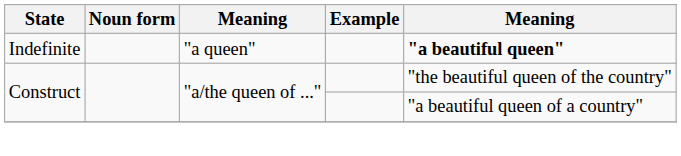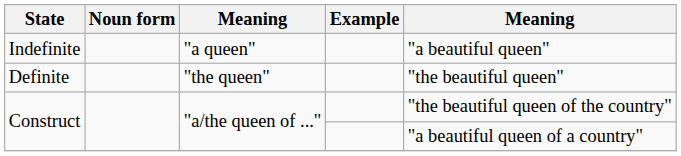(486, 48) bold -> (479, 48) normal
+ row: (39, 77)
